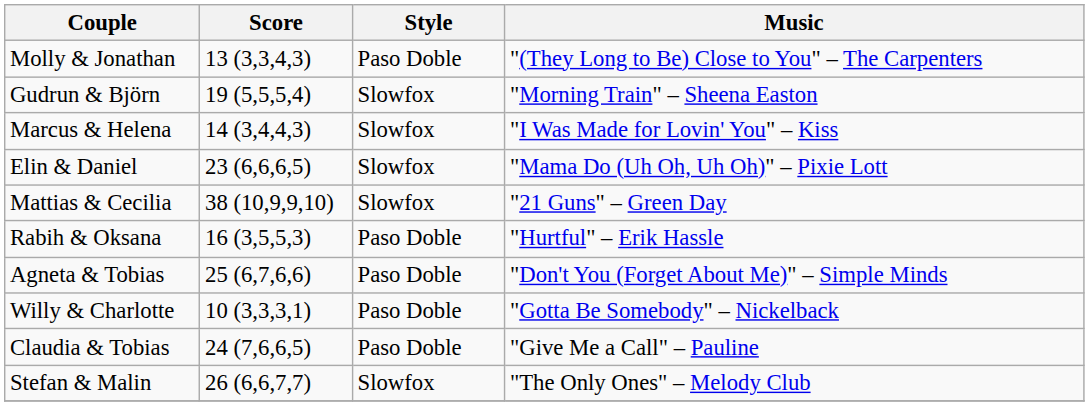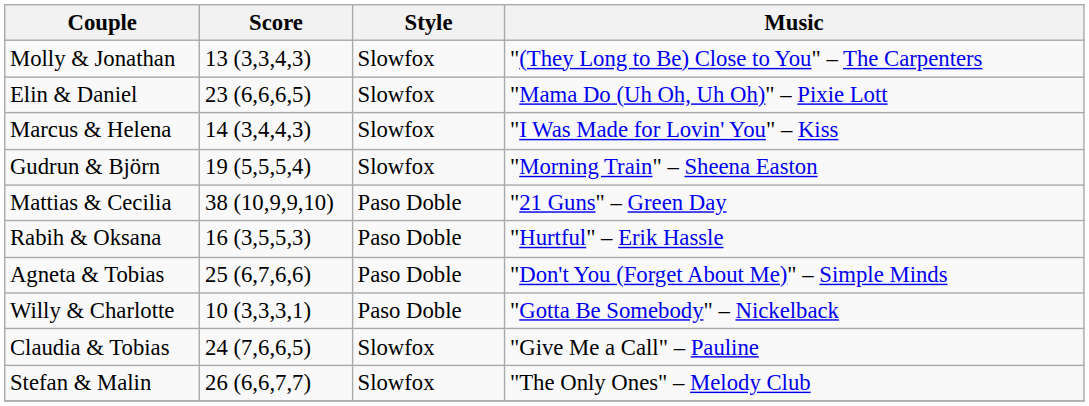(410, 58) Paso Doble -> (396, 58) Slowfox
rows swapped: (85, 94) <-> (74, 166)
(396, 202) Slowfox -> (410, 202) Paso Doble
(410, 346) Paso Doble -> (396, 346) Slowfox
